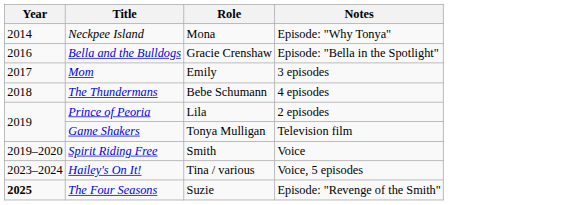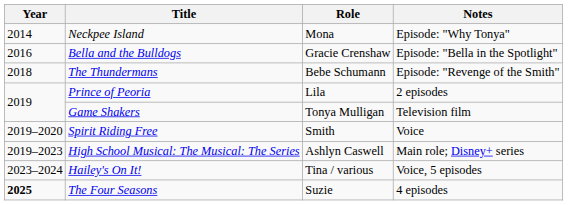- row: (81, 72)
(303, 92) 4 episodes -> (478, 72) Episode: "Revenge of the Smith"
+ row: (184, 151)
(359, 190) Episode: "Revenge of the Smith" -> (422, 190) 4 episodes
